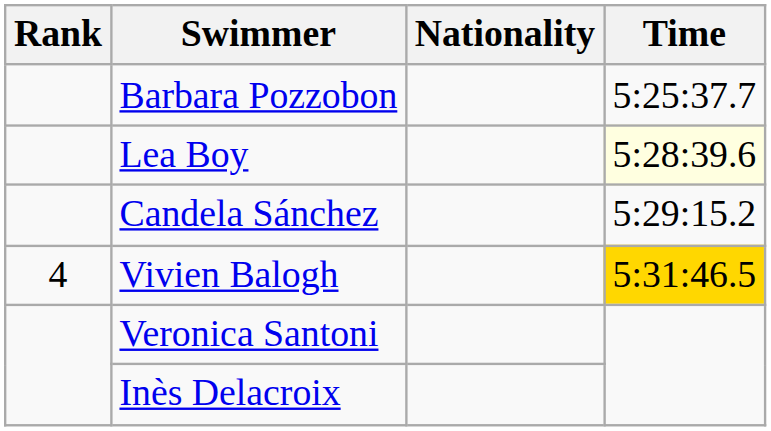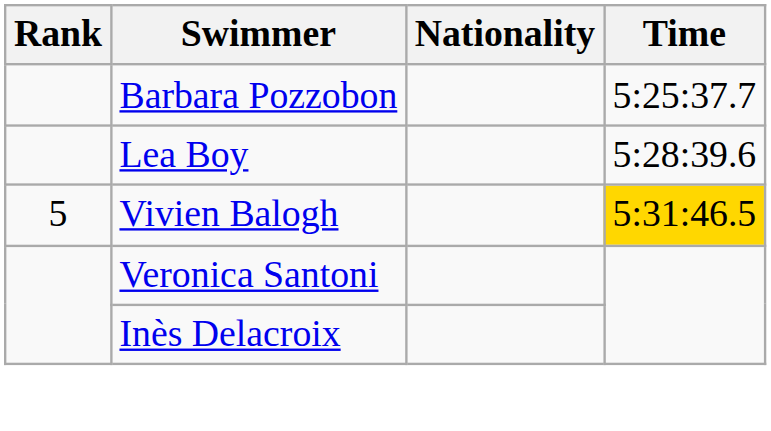(684, 154) lightyellow background -> (684, 154) no background
- row: (249, 214)
(58, 273) 4 -> (58, 214) 5
